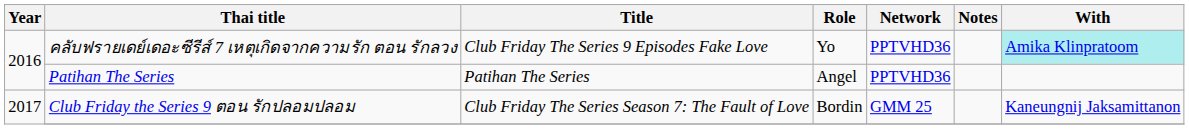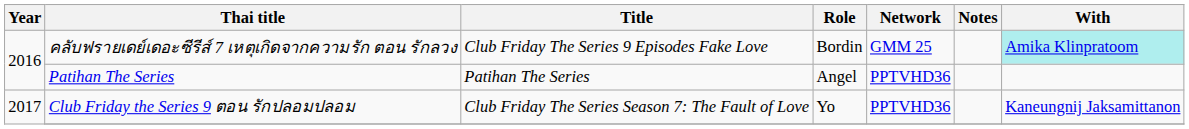(826, 47) Yo -> (840, 47) Bordin
(910, 47) PPTVHD36 -> (901, 47) GMM 25
(840, 106) Bordin -> (826, 106) Yo
(901, 106) GMM 25 -> (910, 106) PPTVHD36
